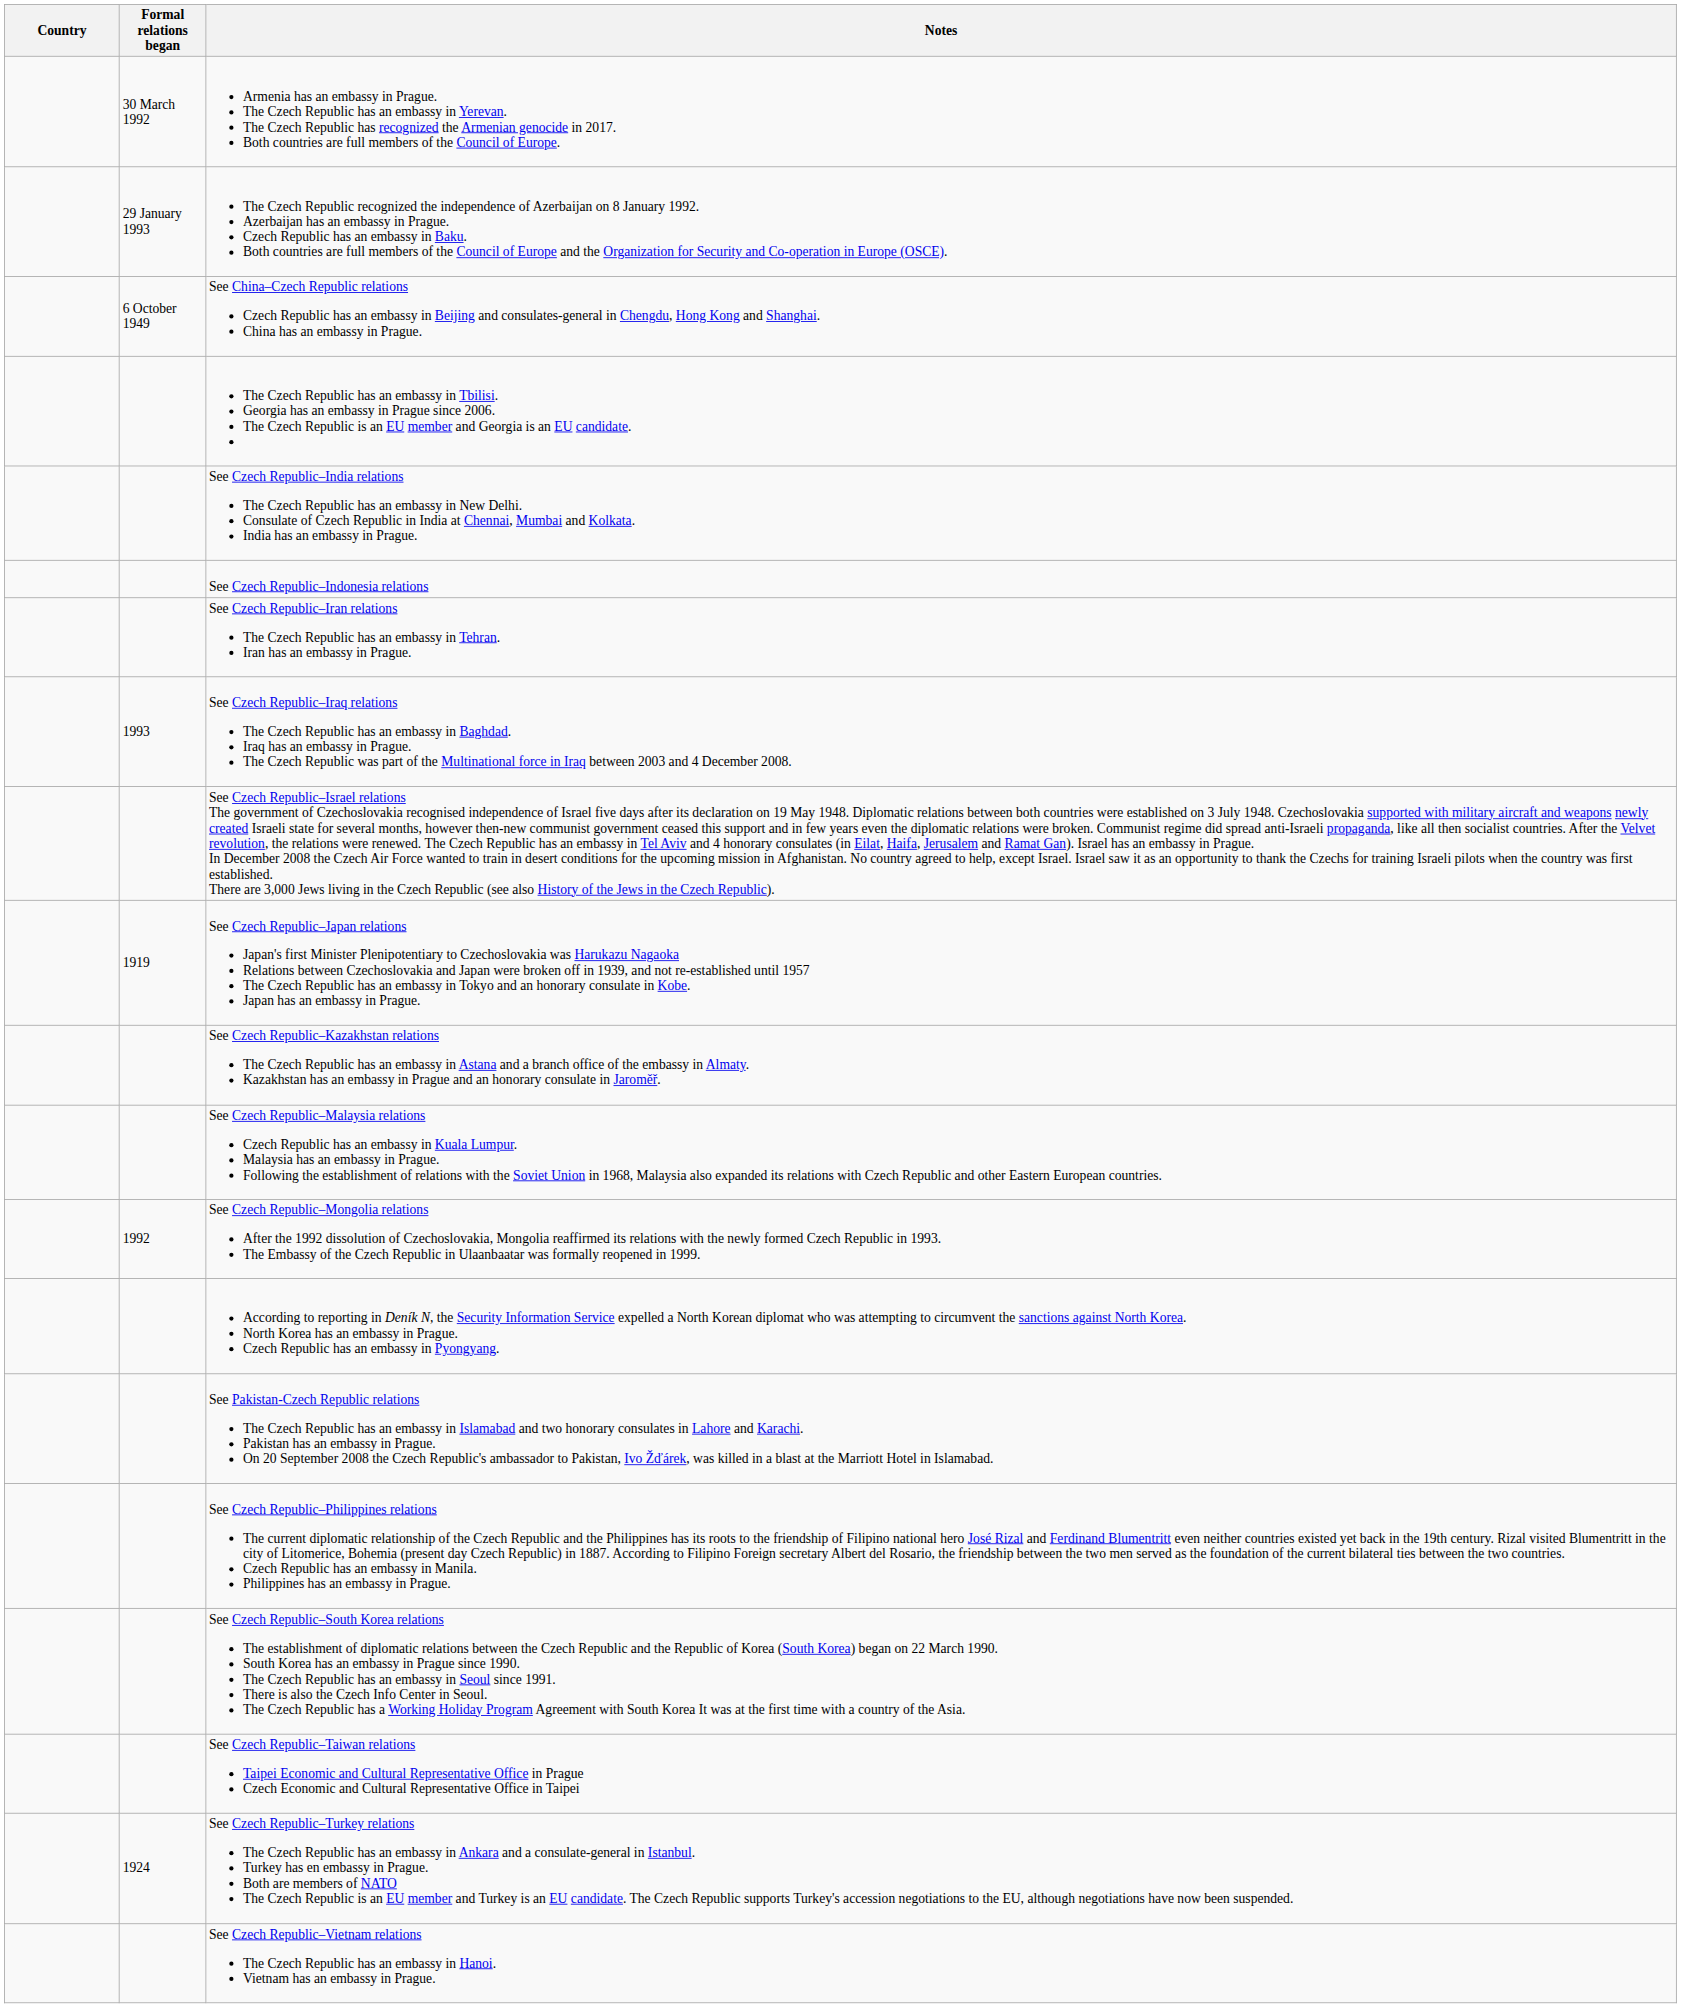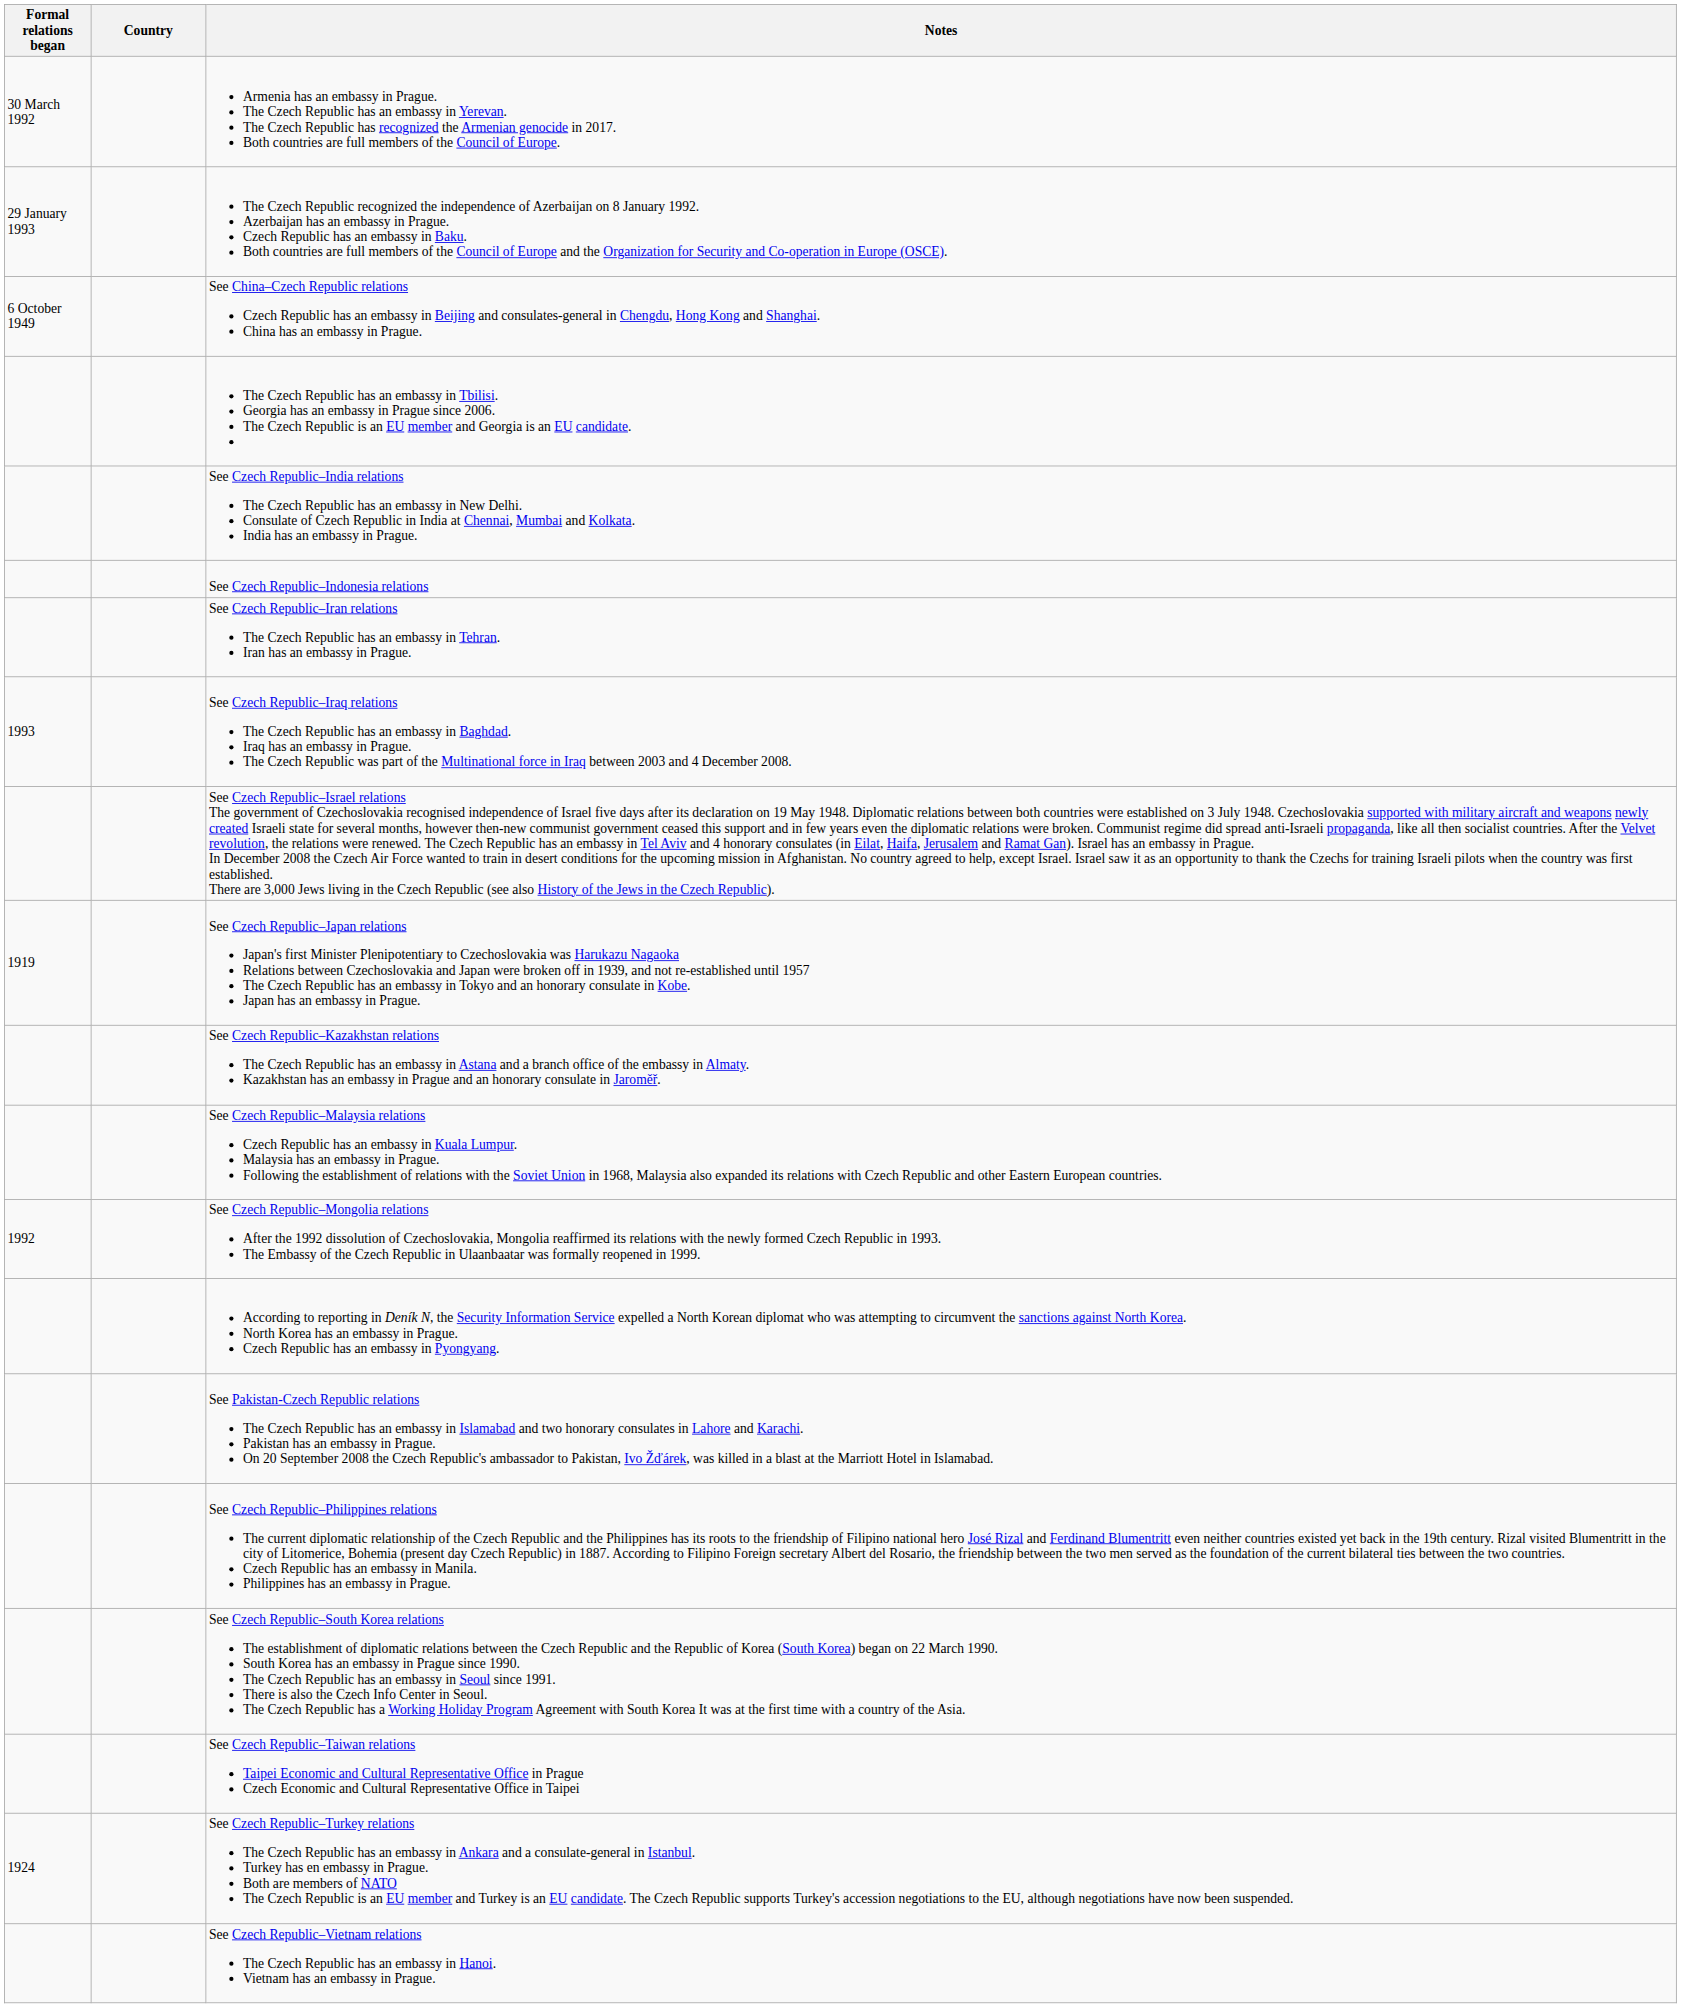columns swapped: (62, 30) <-> (163, 30)
